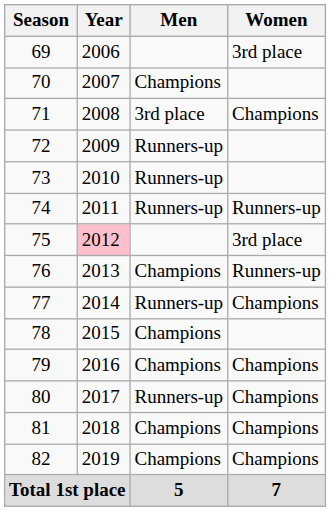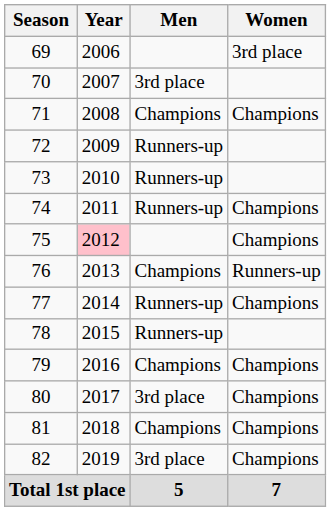(178, 83) Champions -> (170, 83) 3rd place
(170, 114) 3rd place -> (178, 114) Champions
(276, 208) Runners-up -> (275, 208) Champions
(267, 240) 3rd place -> (275, 240) Champions
(178, 334) Champions -> (179, 334) Runners-up
(179, 396) Runners-up -> (170, 396) 3rd place
(178, 459) Champions -> (170, 459) 3rd place
